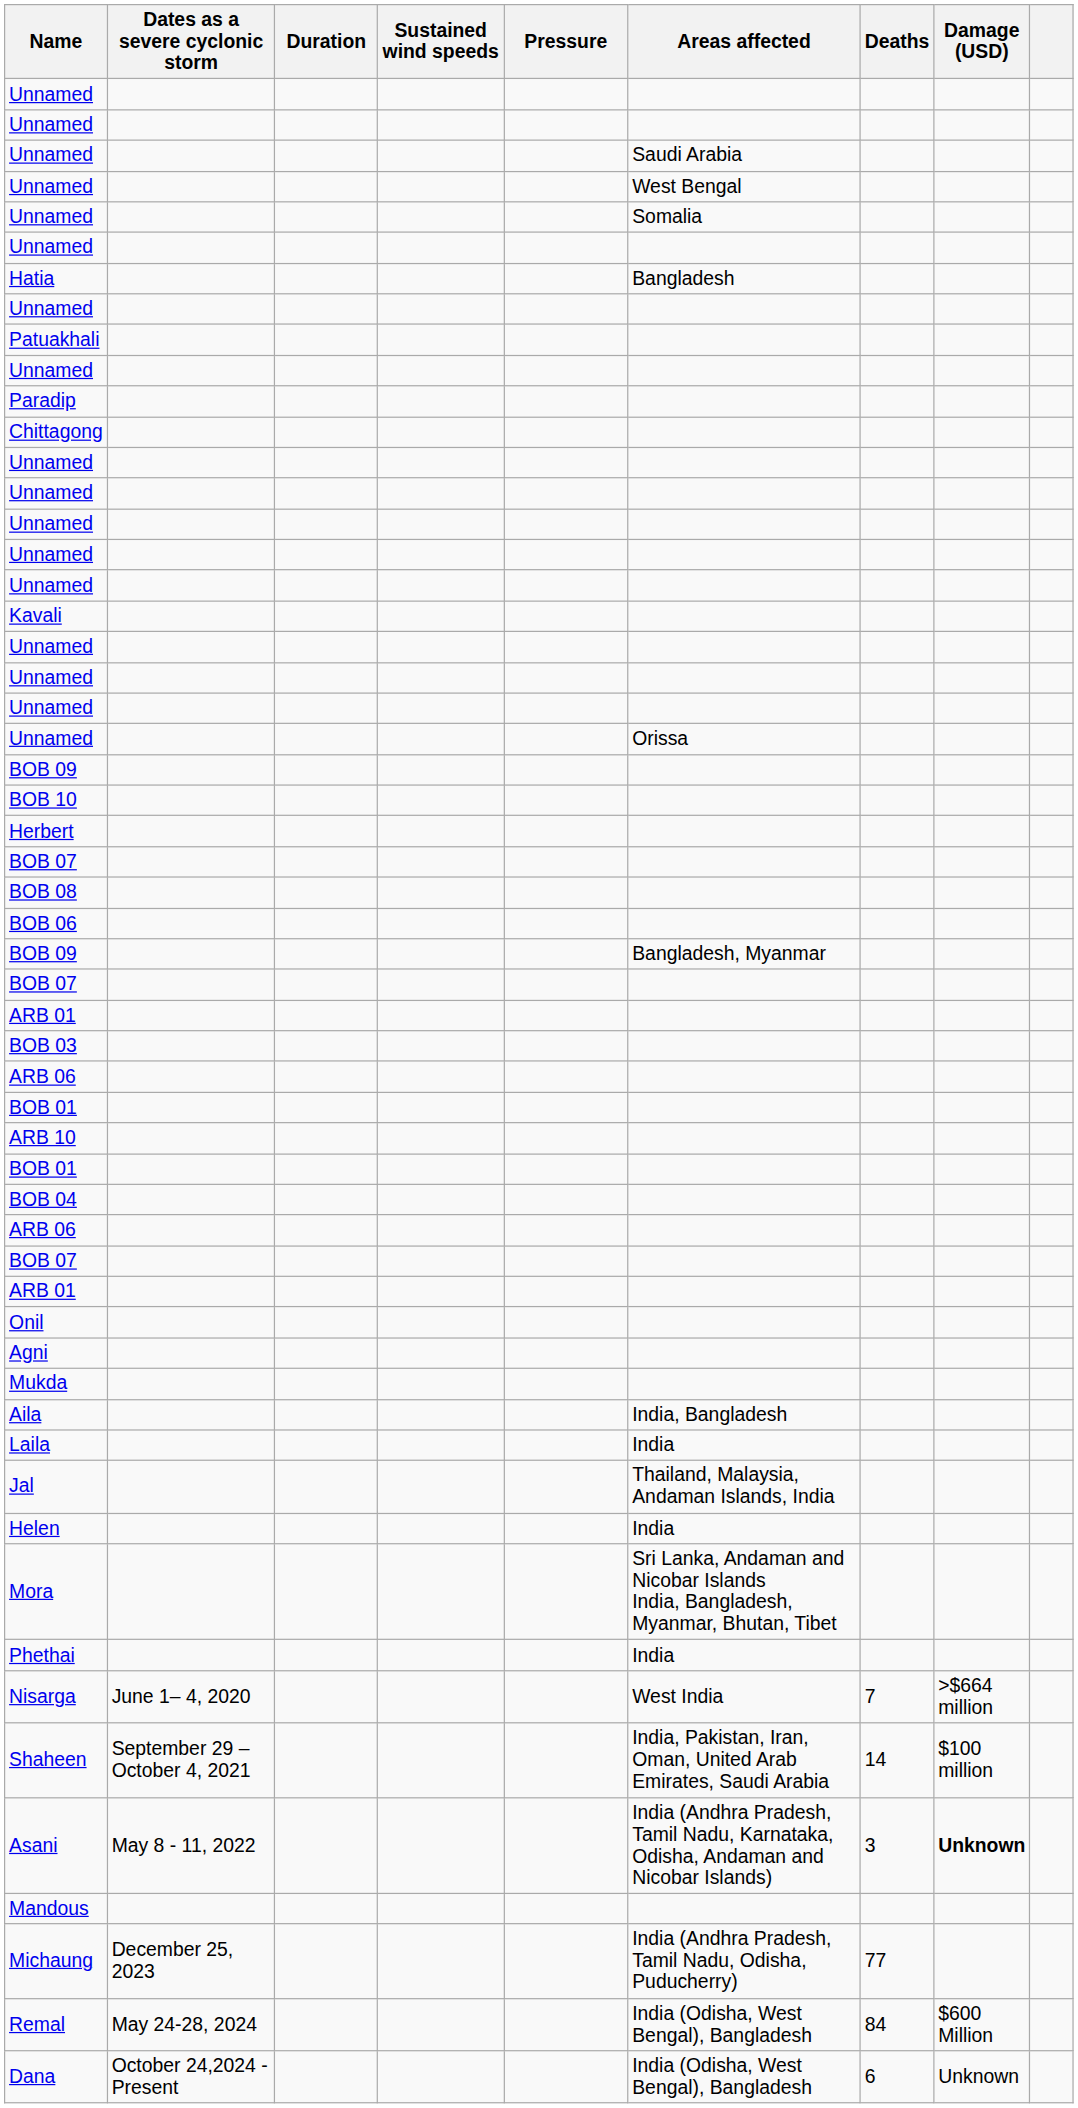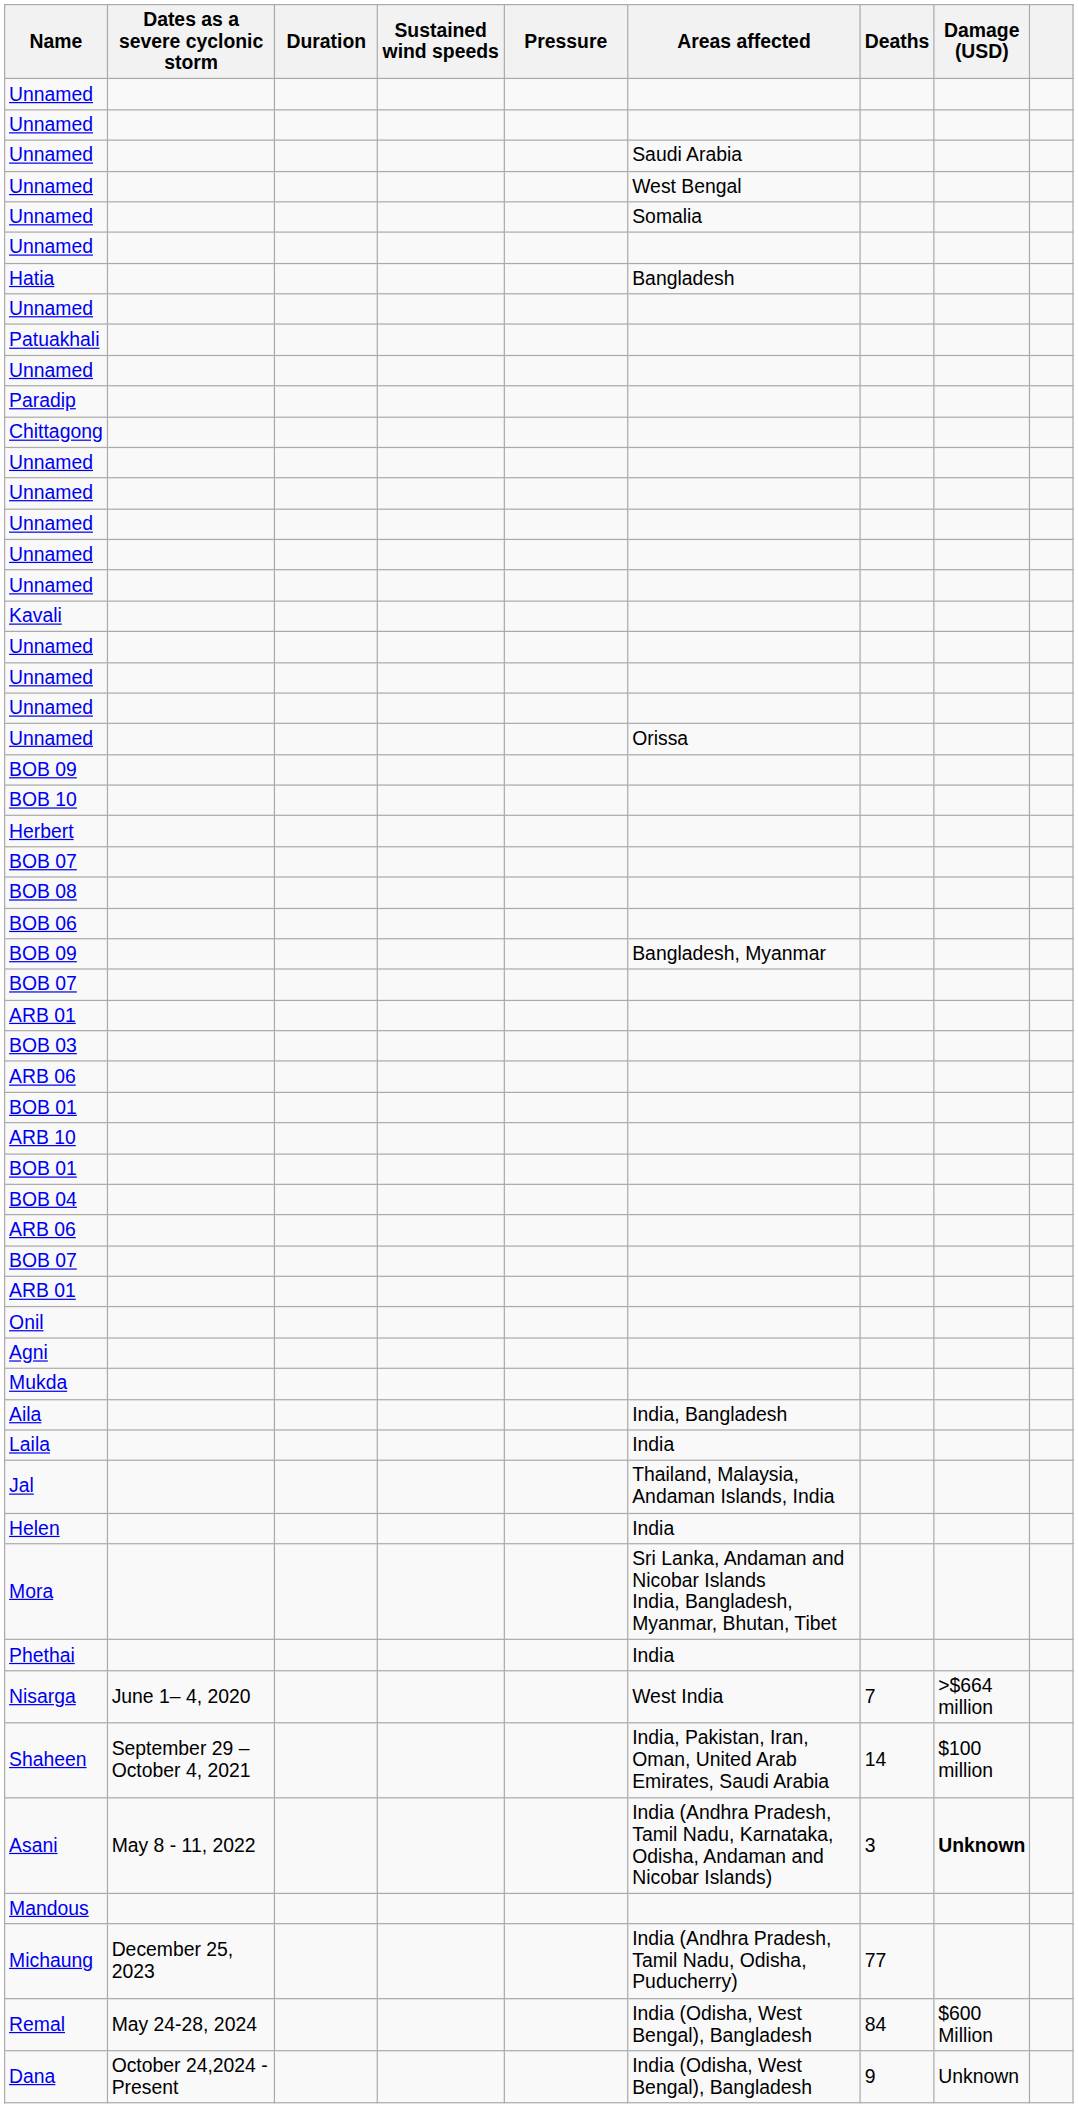(870, 2076) 6 -> (870, 2076) 9
